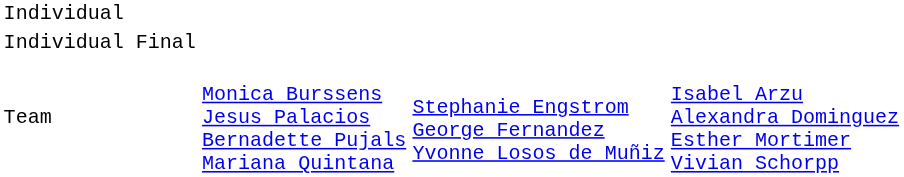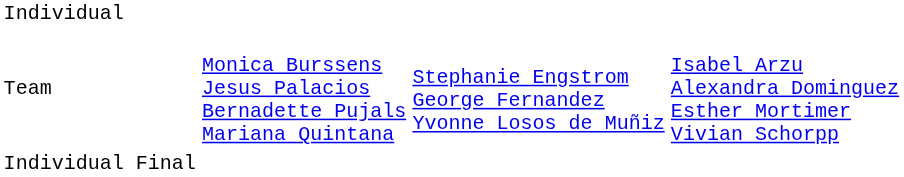rows swapped: (100, 42) <-> (28, 118)
